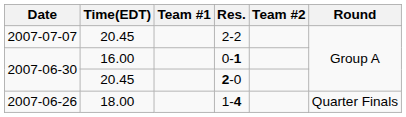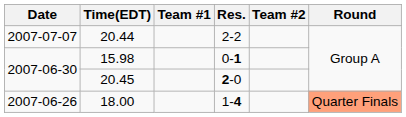(117, 36) 20.45 -> (117, 36) 20.44
(117, 58) 16.00 -> (117, 58) 15.98
(355, 101) no background -> (355, 101) lightsalmon background
